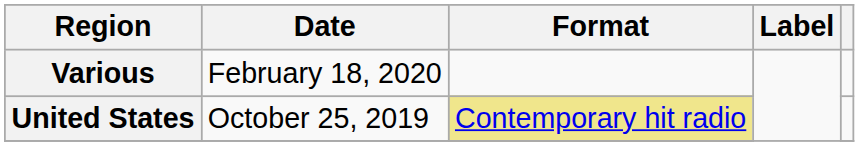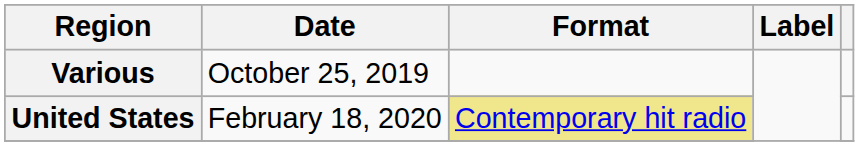(325, 72) February 18, 2020 -> (318, 72) October 25, 2019
(318, 118) October 25, 2019 -> (325, 118) February 18, 2020
